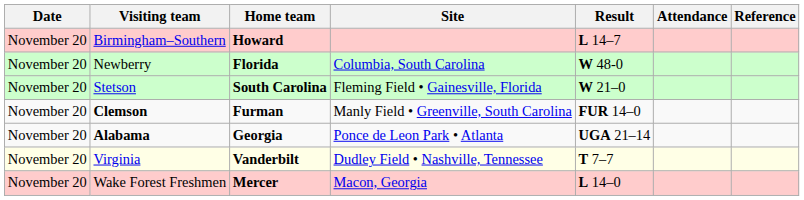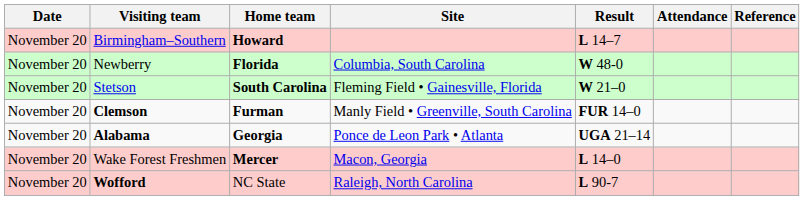- row: (117, 159)
+ row: (120, 183)
